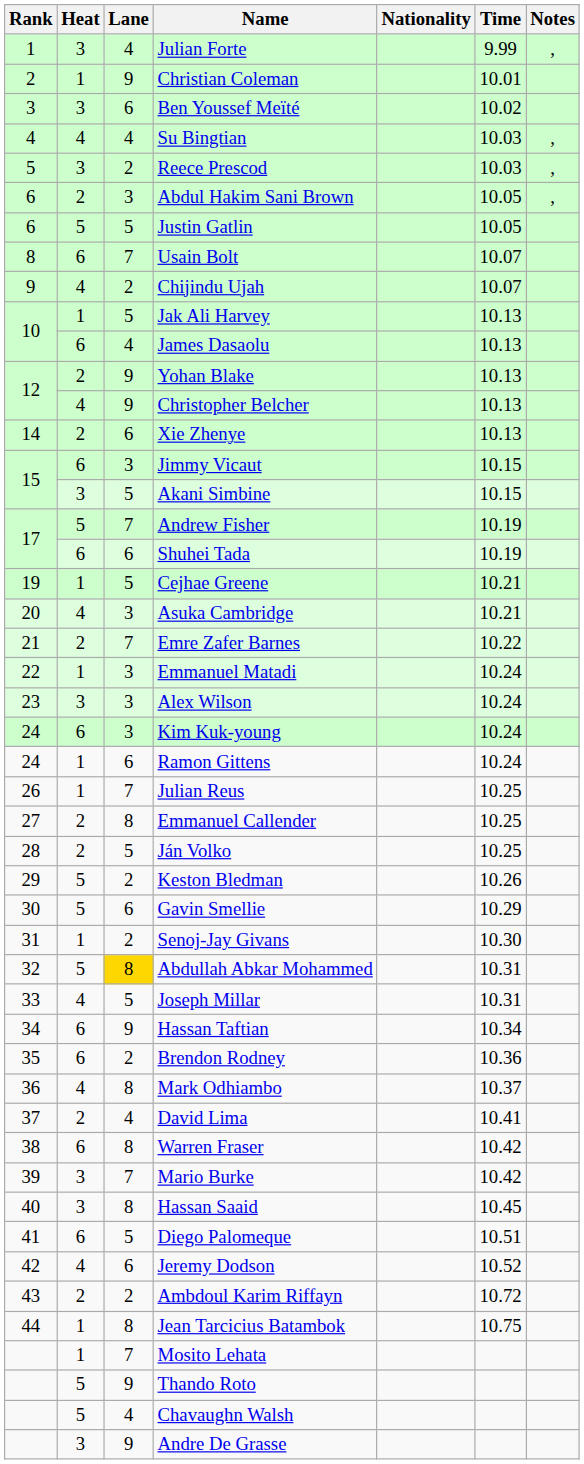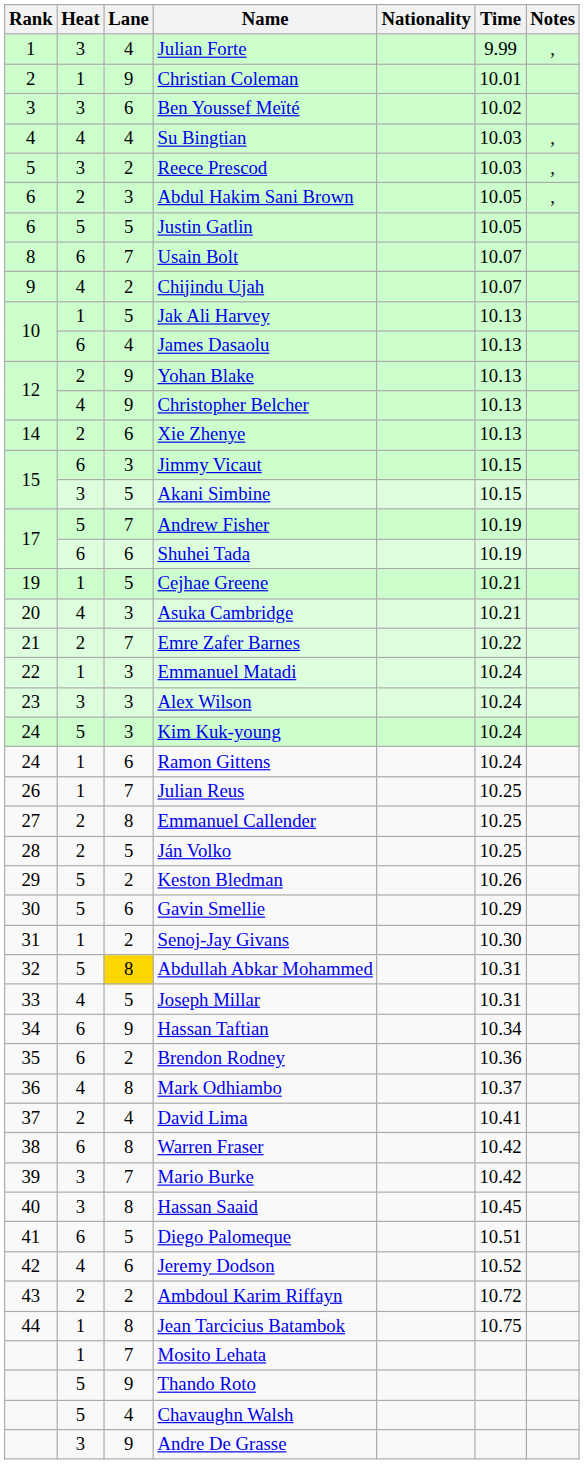(80, 731) 6 -> (80, 731) 5
